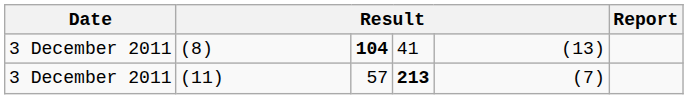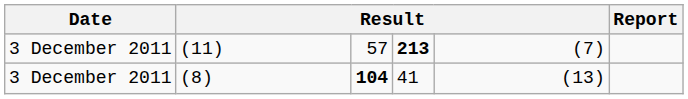rows swapped: (202, 78) <-> (197, 49)
